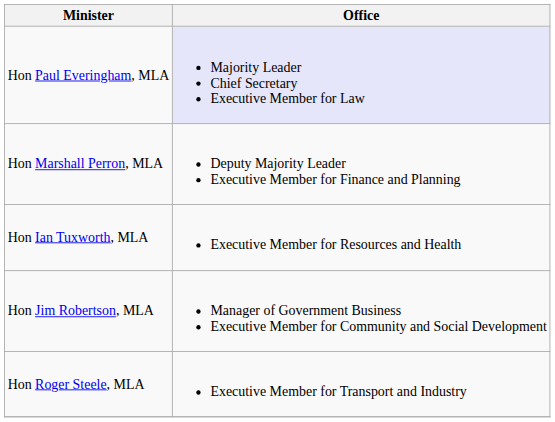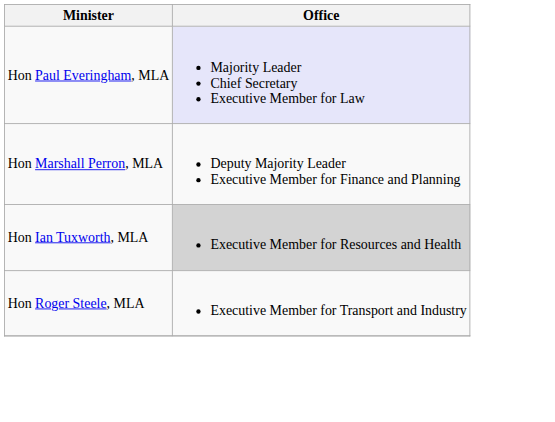(361, 245) no background -> (321, 245) lightgrey background
- row: (81, 310)
